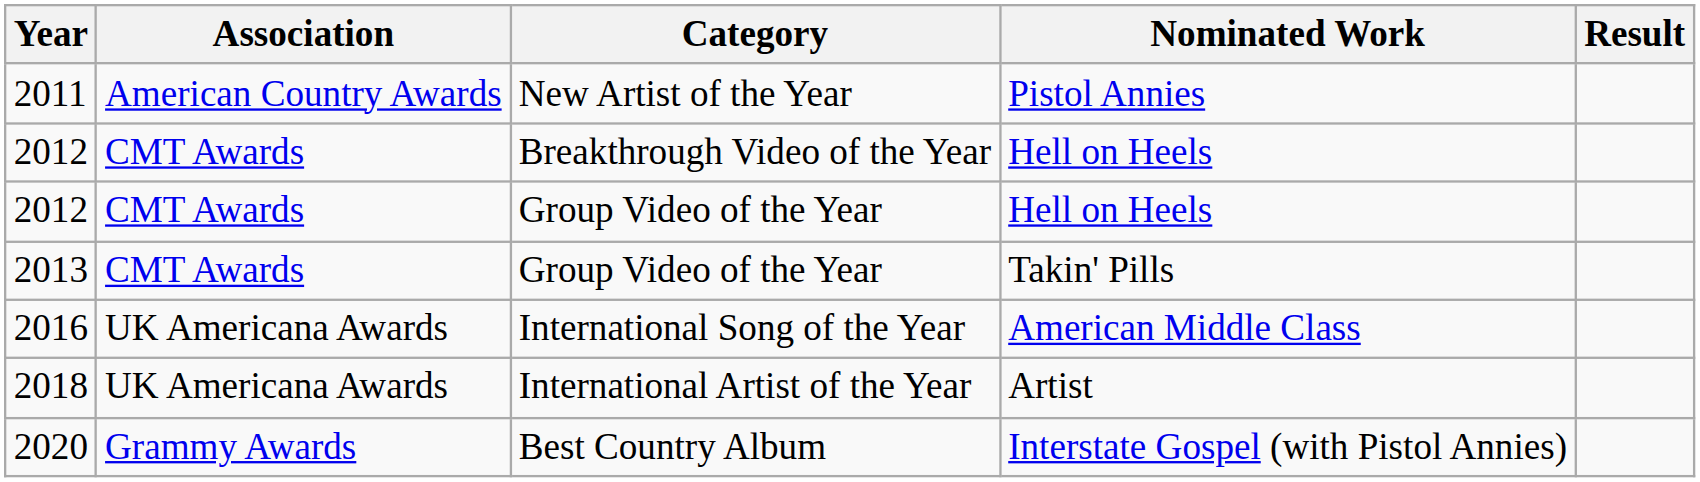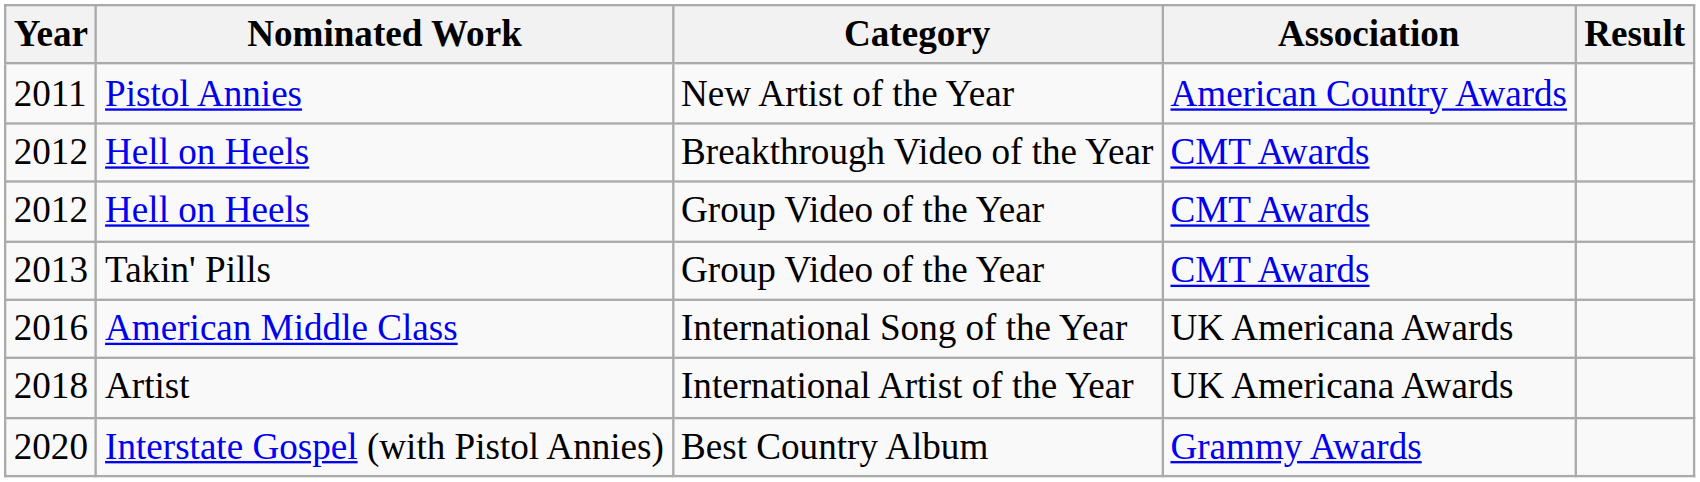columns swapped: (303, 33) <-> (1288, 33)
